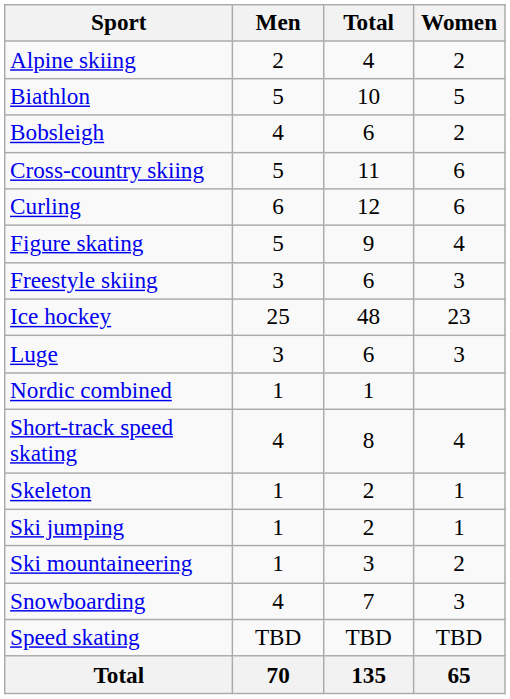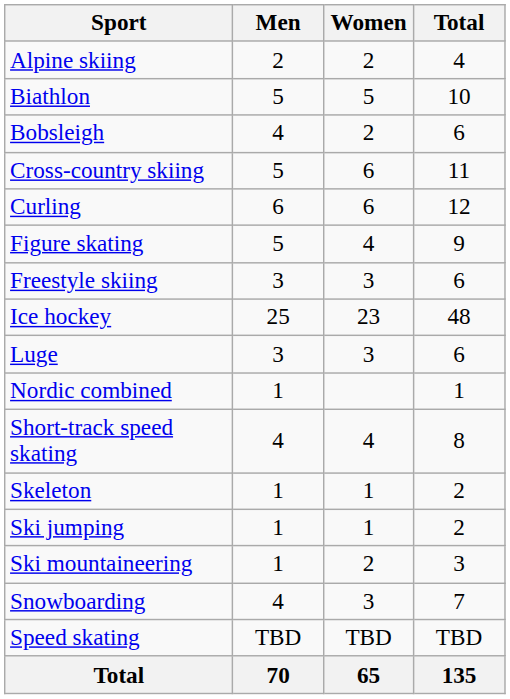columns swapped: (459, 22) <-> (369, 22)
